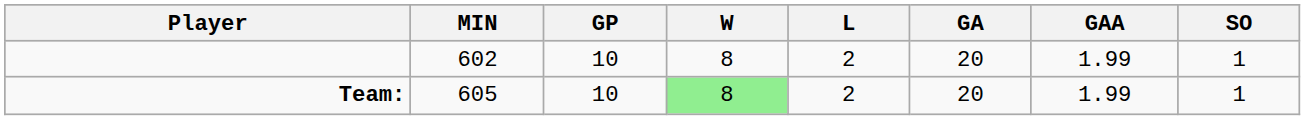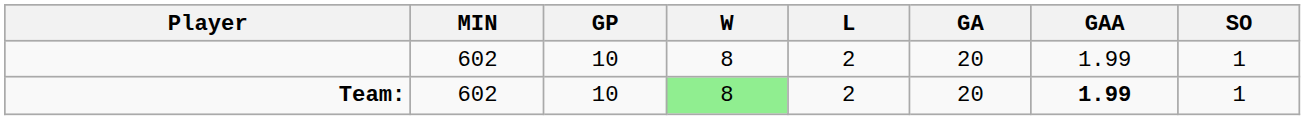(477, 95) 605 -> (477, 95) 602
(1105, 95) normal -> (1105, 95) bold
